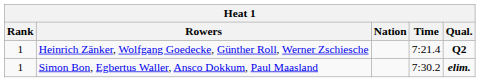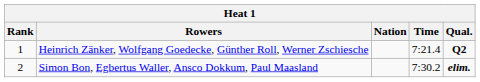(20, 67) 1 -> (20, 67) 2
